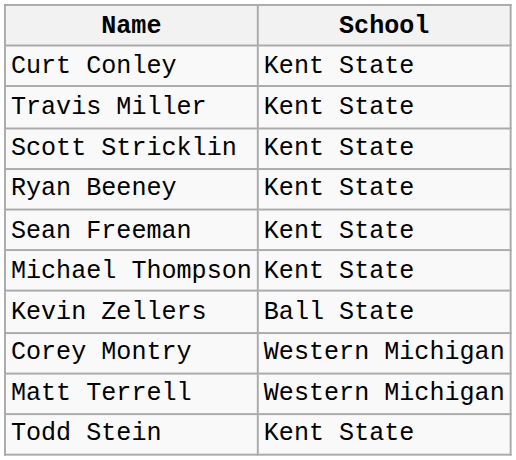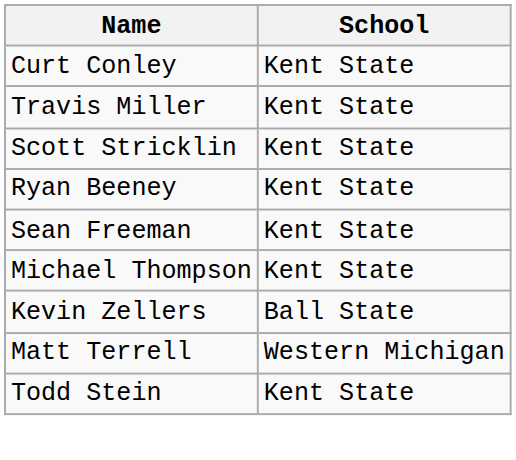- row: (101, 353)
